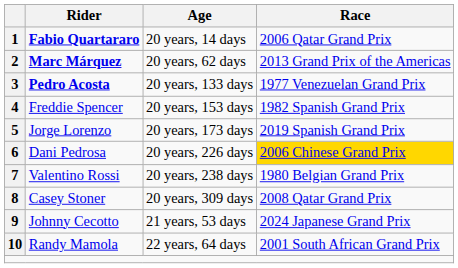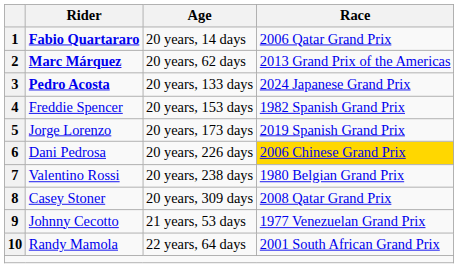(343, 84) 1977 Venezuelan Grand Prix -> (335, 84) 2024 Japanese Grand Prix
(335, 221) 2024 Japanese Grand Prix -> (343, 221) 1977 Venezuelan Grand Prix
